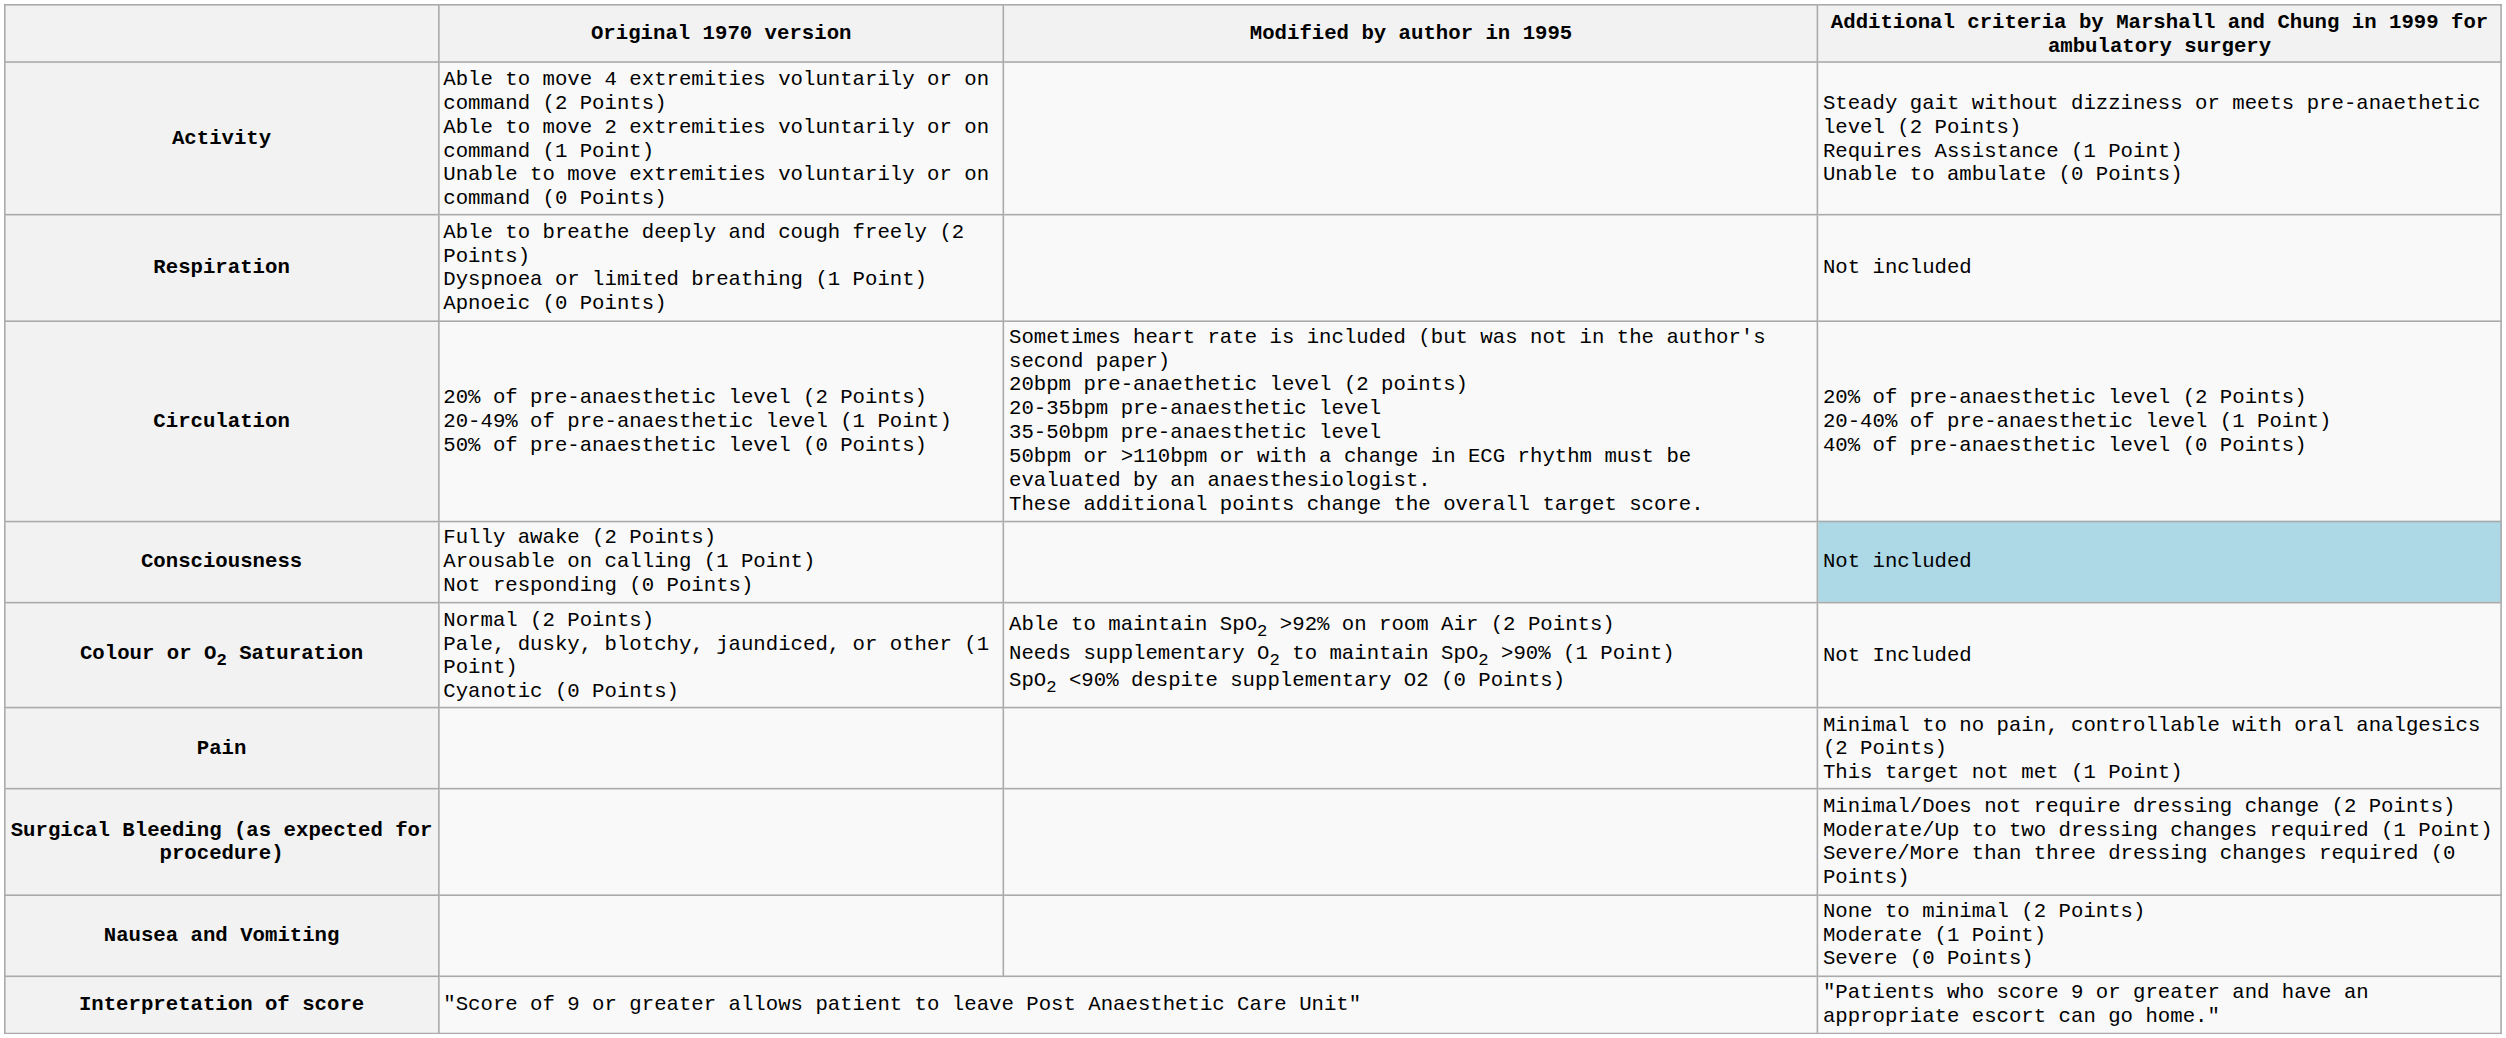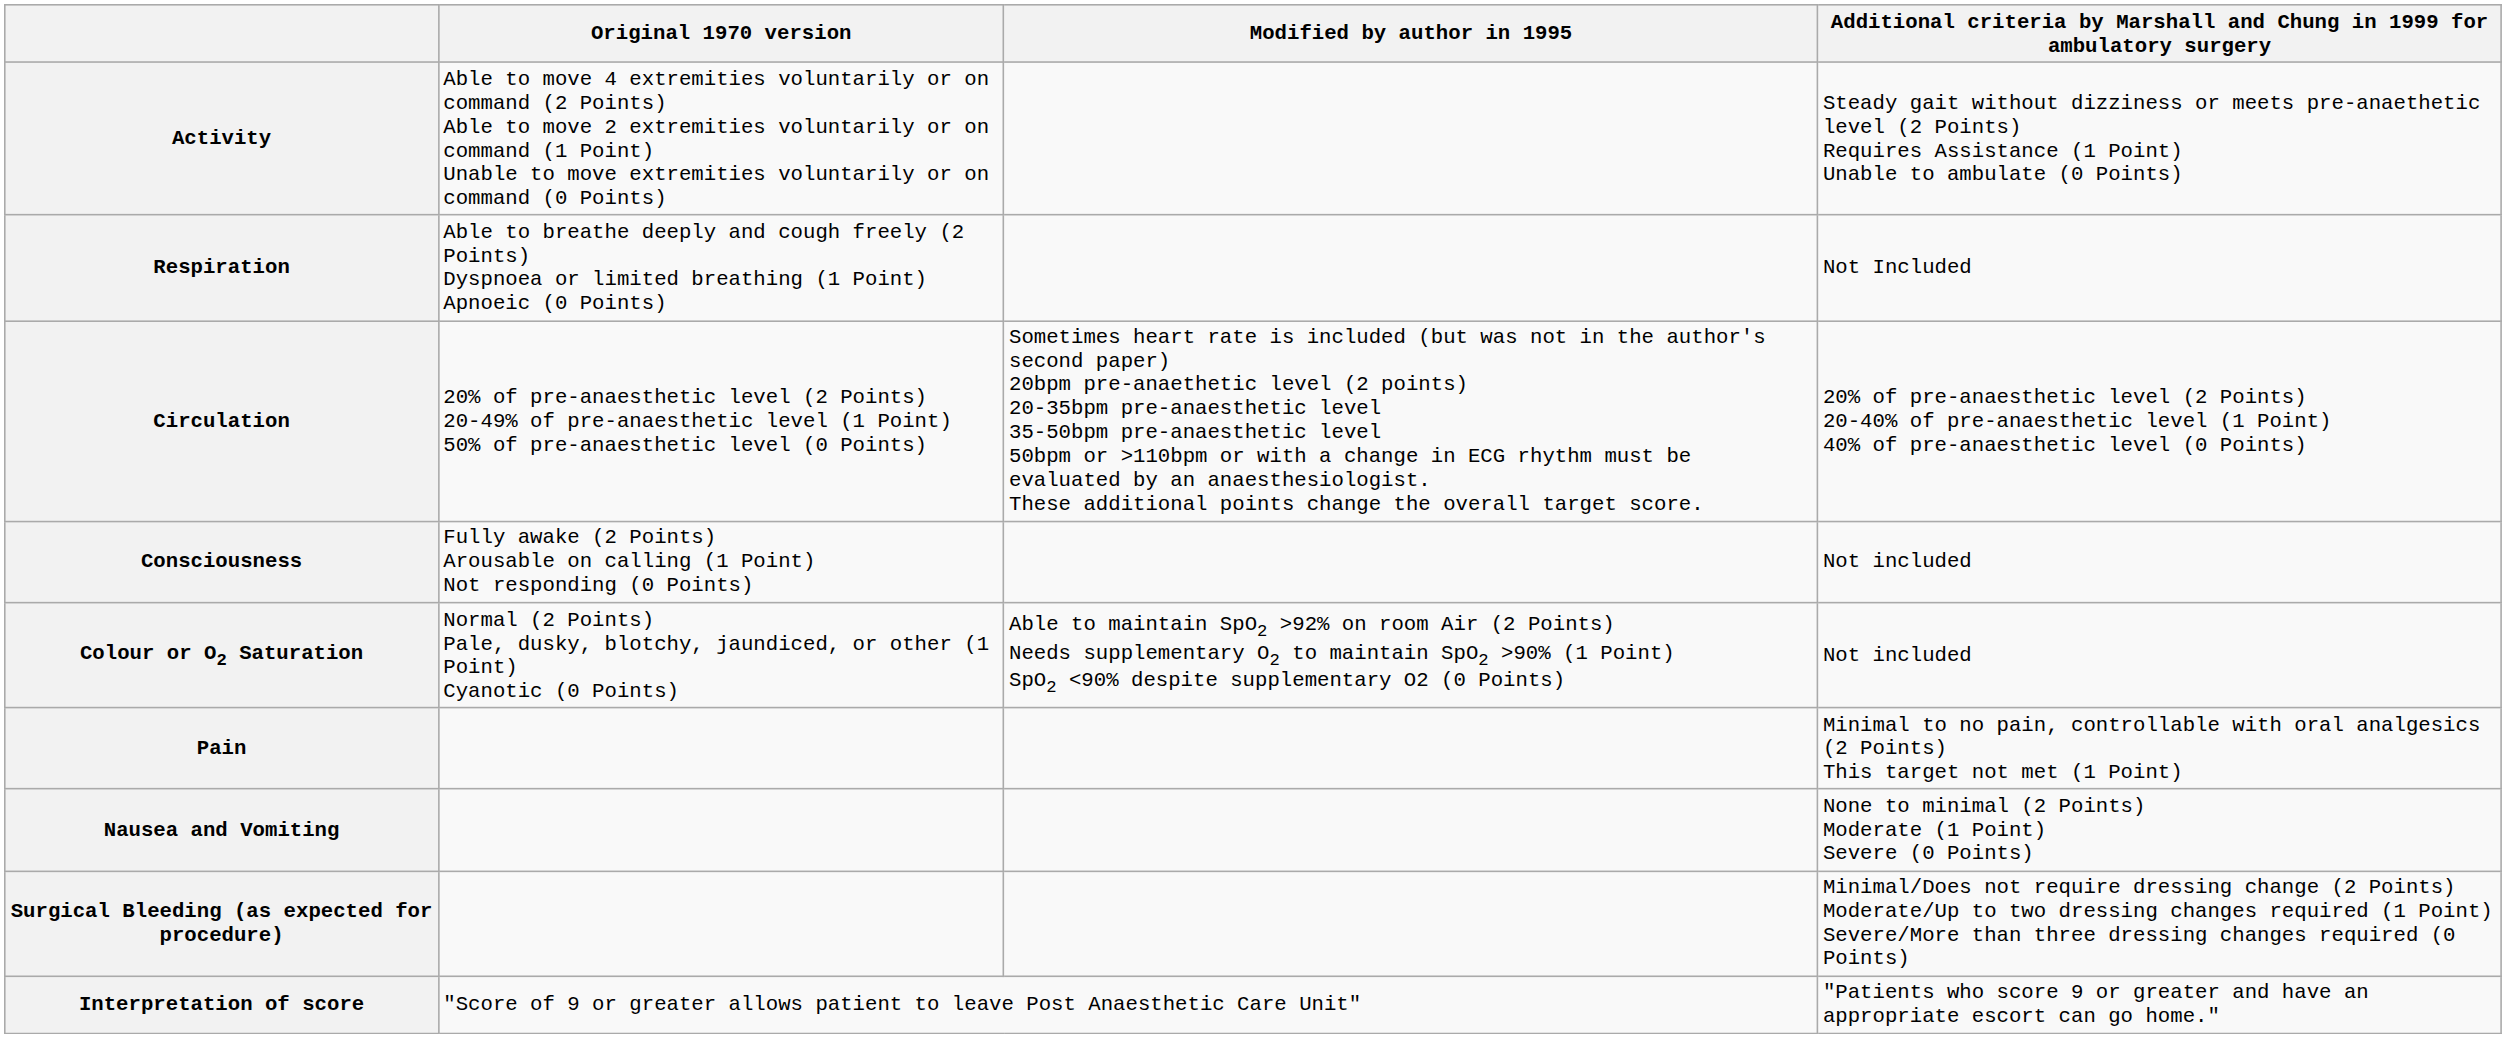(1897, 268) Not included -> (1897, 268) Not Included
(1897, 562) lightblue background -> (1897, 562) no background
(1897, 655) Not Included -> (1897, 655) Not included
rows swapped: (222, 842) <-> (222, 935)
